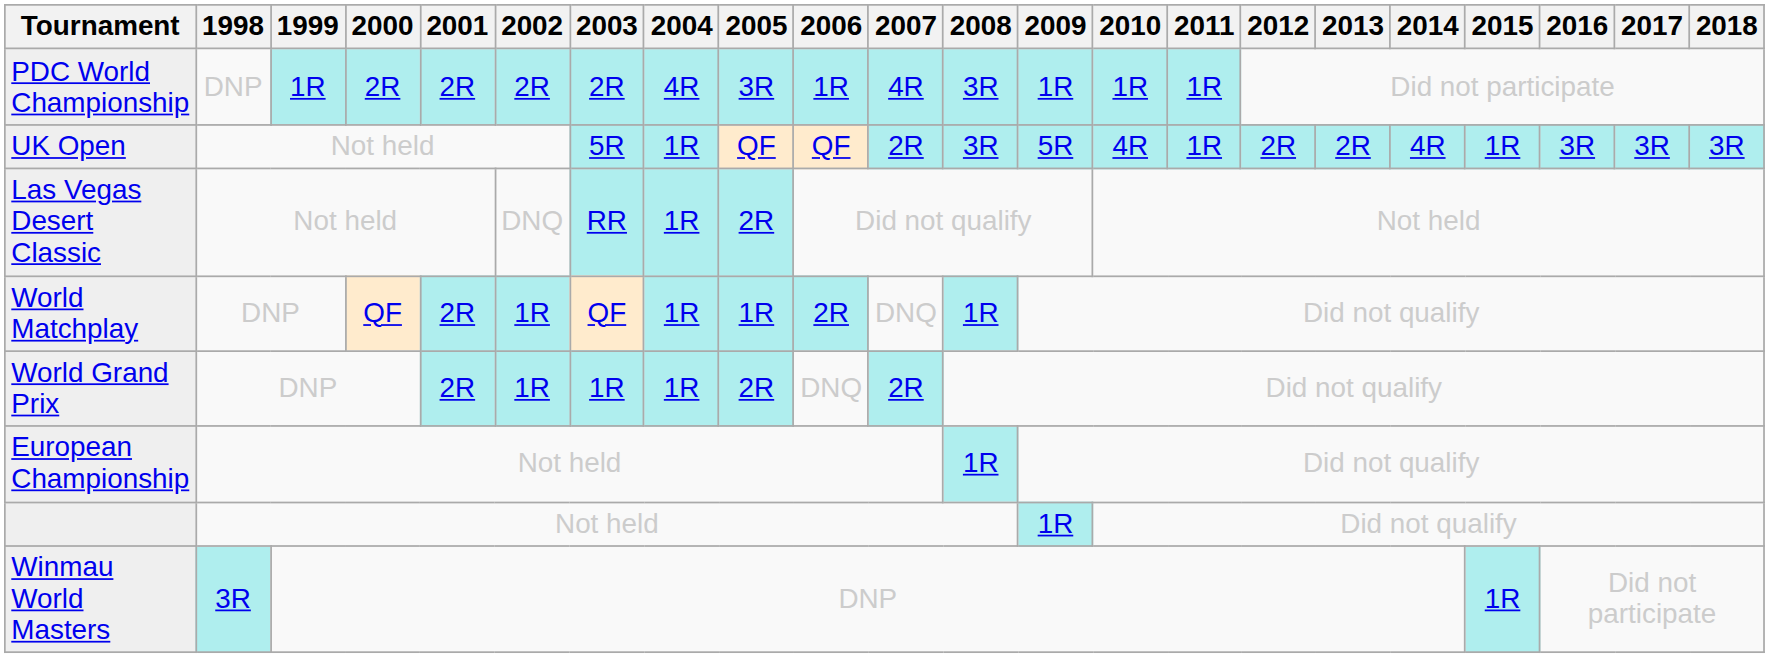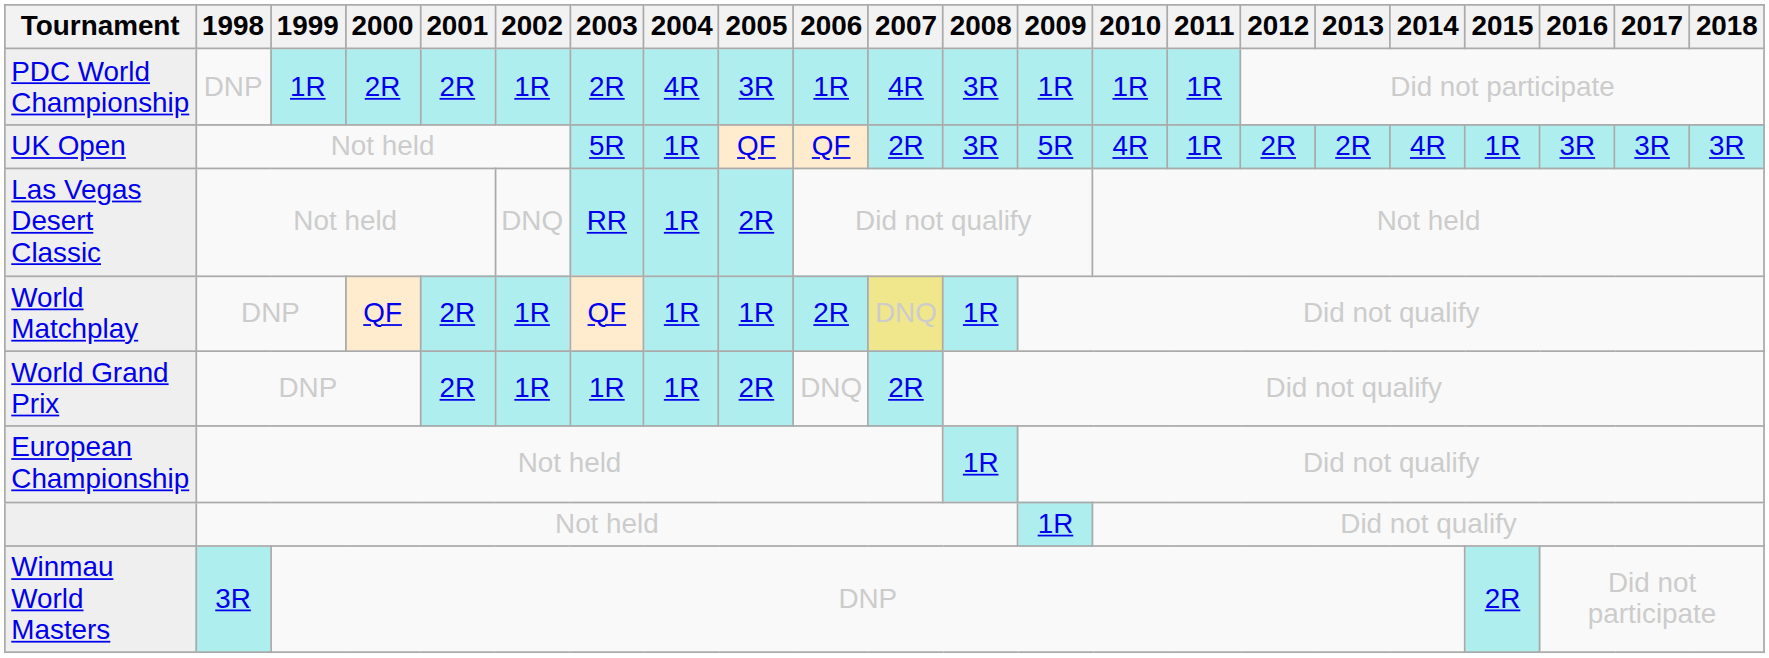(532, 86) 2R -> (532, 86) 1R
(906, 312) no background -> (906, 312) khaki background
(1503, 599) 1R -> (1503, 599) 2R
